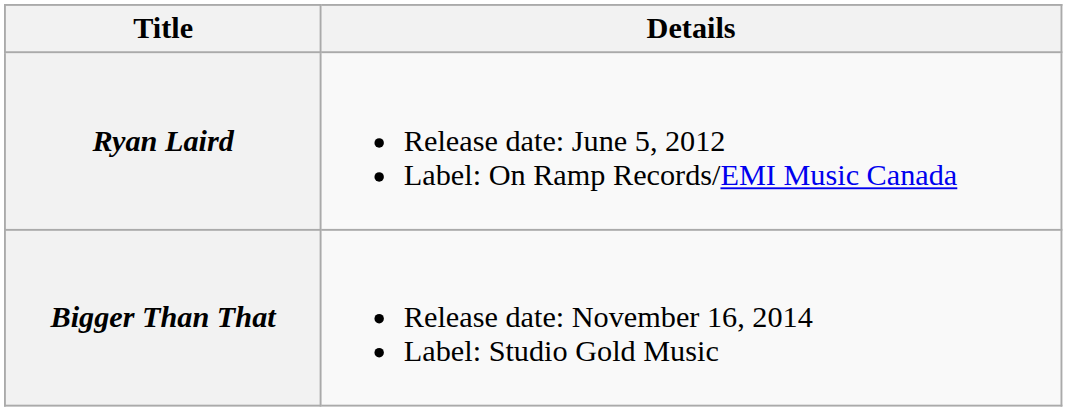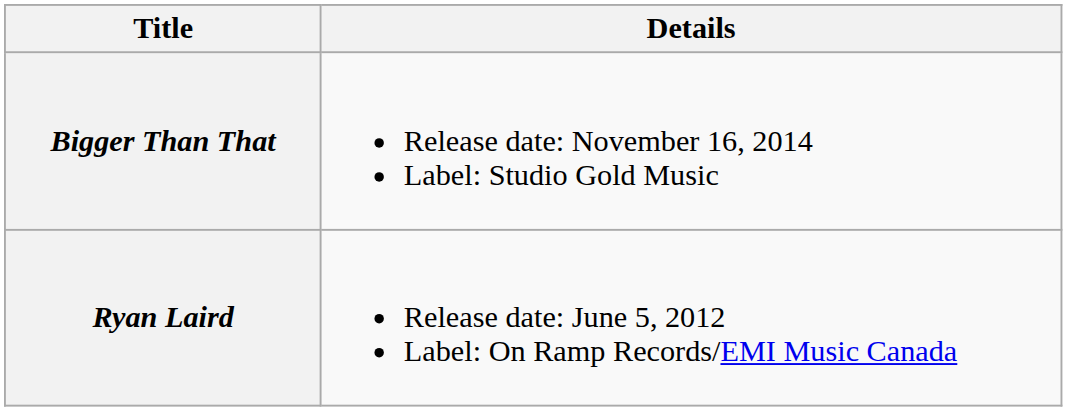rows swapped: (163, 140) <-> (163, 317)
